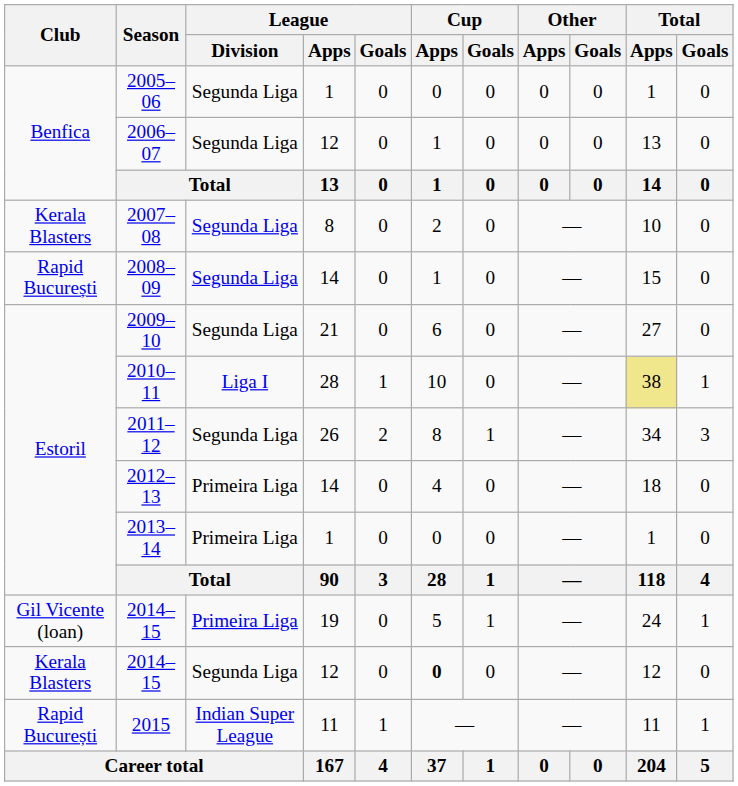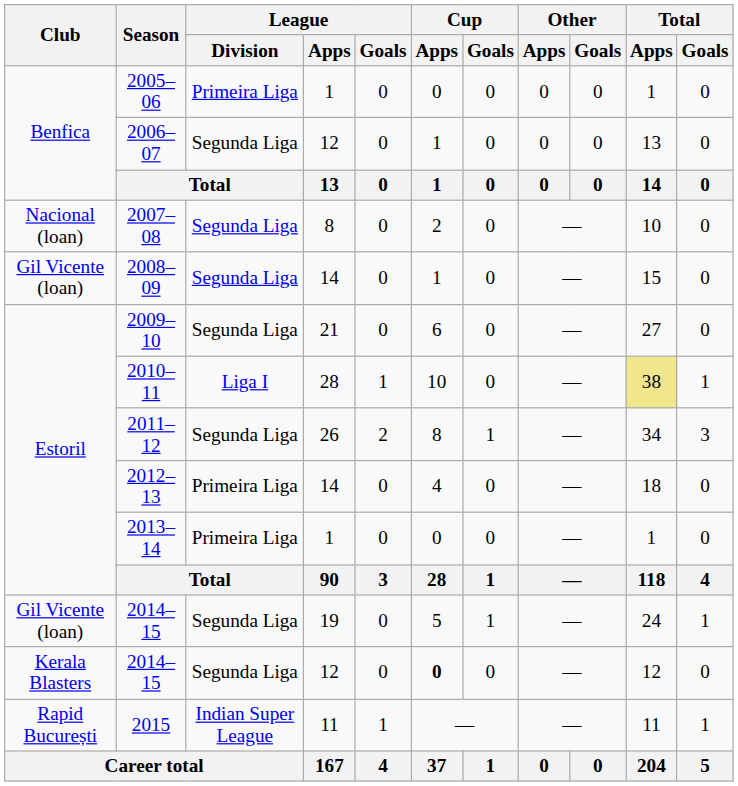(245, 91) Segunda Liga -> (245, 91) Primeira Liga
(60, 225) Kerala Blasters -> (60, 225) Nacional (loan)
(60, 278) Rapid București -> (60, 278) Gil Vicente (loan)
(245, 620) Primeira Liga -> (245, 620) Segunda Liga
